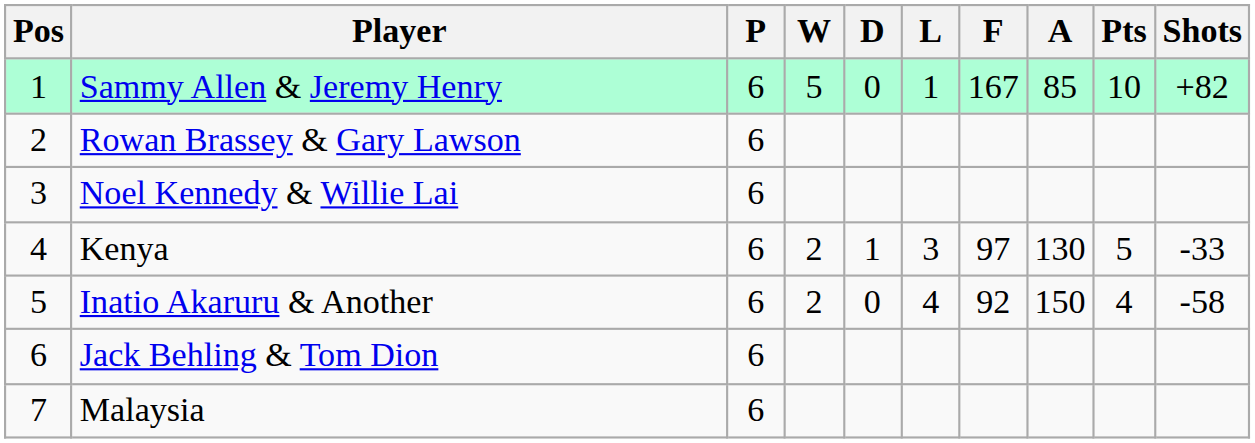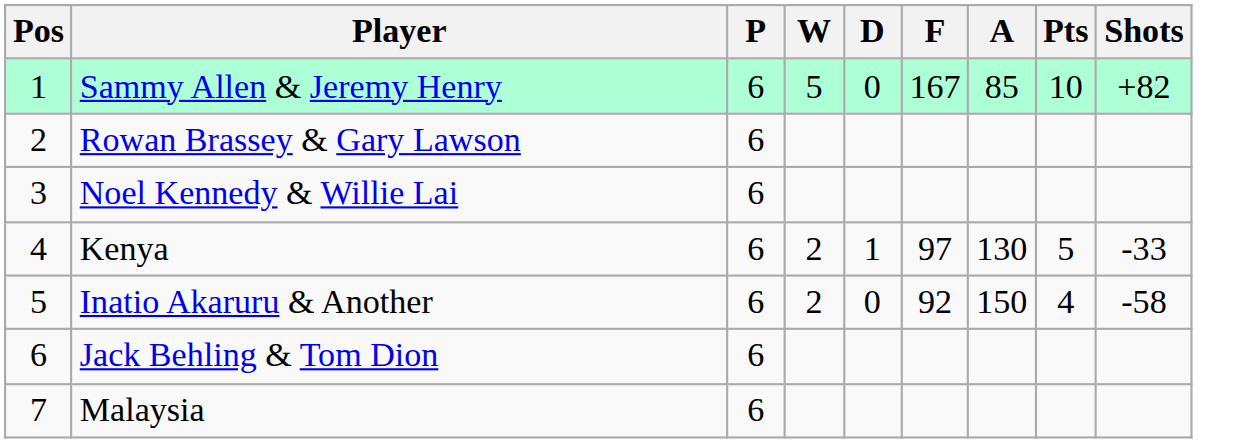- column: (931, 31)
